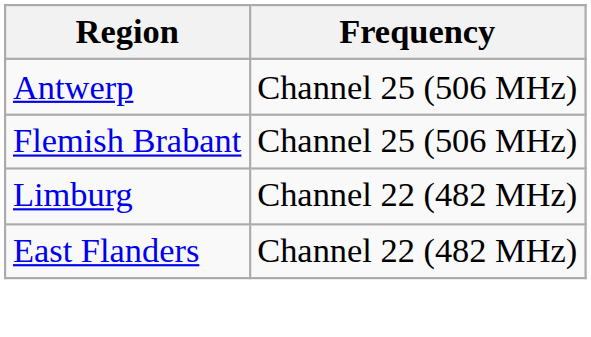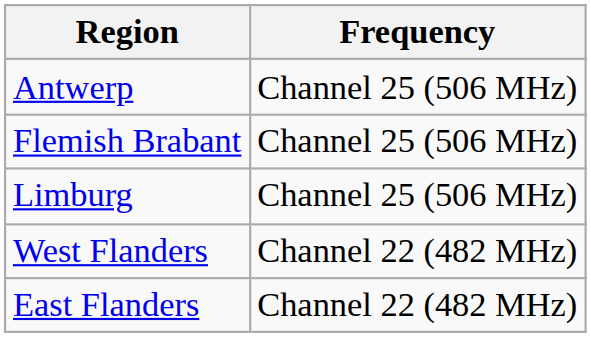(417, 195) Channel 22 (482 MHz) -> (417, 195) Channel 25 (506 MHz)
+ row: (111, 250)
